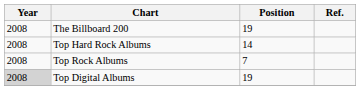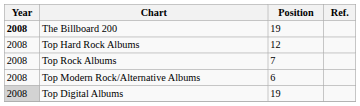(17, 28) normal -> (17, 28) bold
(247, 45) 14 -> (275, 45) 12
+ row: (121, 77)
